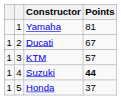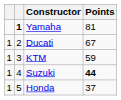(19, 27) normal -> (19, 27) bold
(91, 58) 57 -> (91, 58) 59
